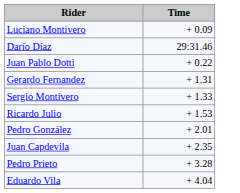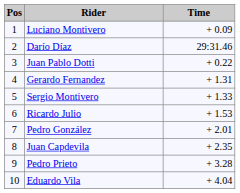+ column: (14, 12)
